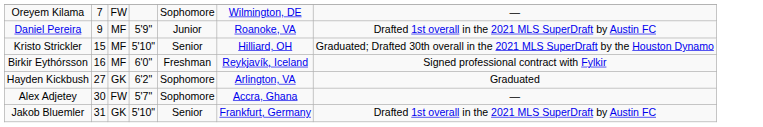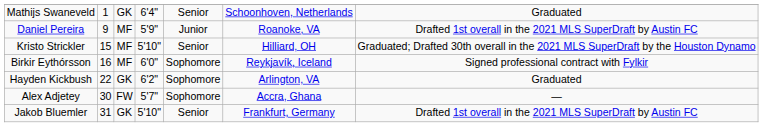+ row: (51, 12)
- row: (48, 12)
(187, 63) Freshman -> (193, 63) Sophomore
(100, 79) 27 -> (106, 79) 22
